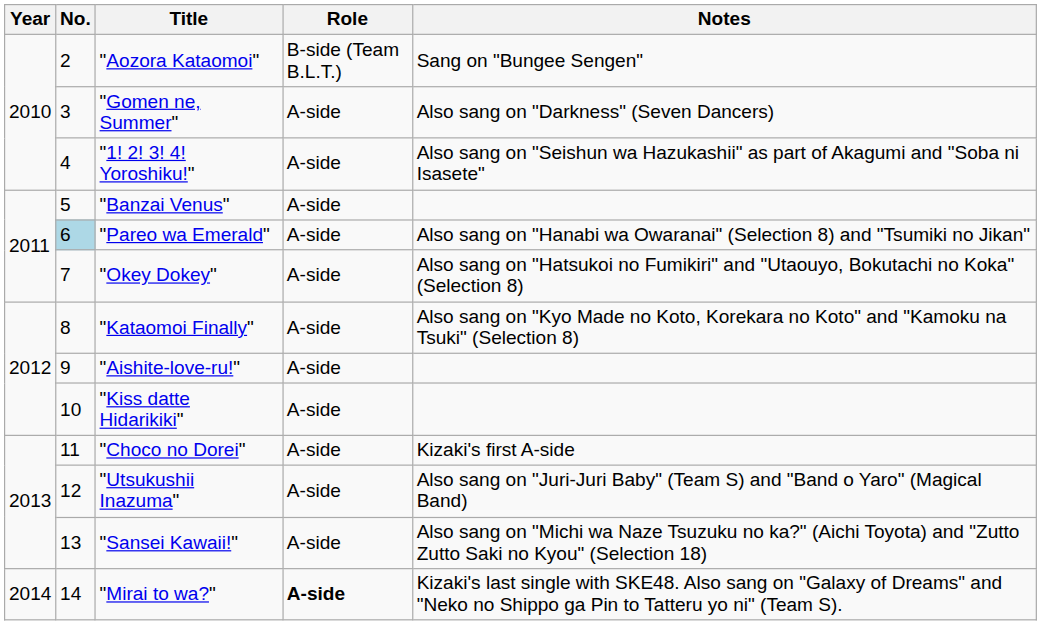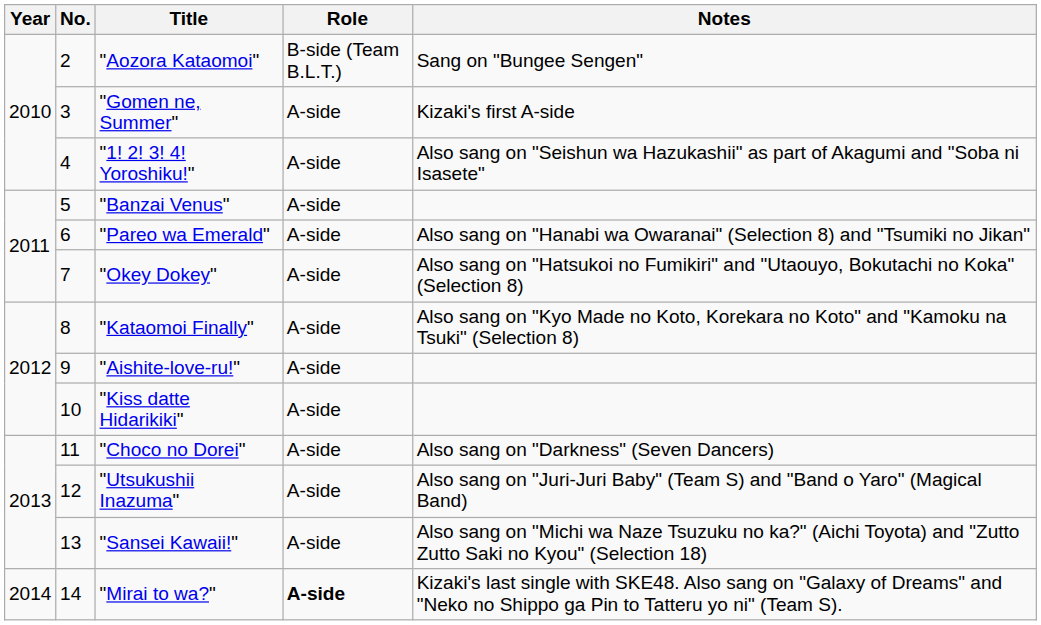(595, 112) Also sang on "Darkness" (Seven Dancers) -> (496, 112) Kizaki's first A-side
(65, 234) lightblue background -> (65, 234) no background
(496, 450) Kizaki's first A-side -> (595, 450) Also sang on "Darkness" (Seven Dancers)
